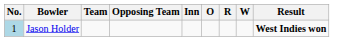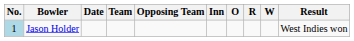+ column: (94, 12)
(291, 28) bold -> (314, 28) normal
